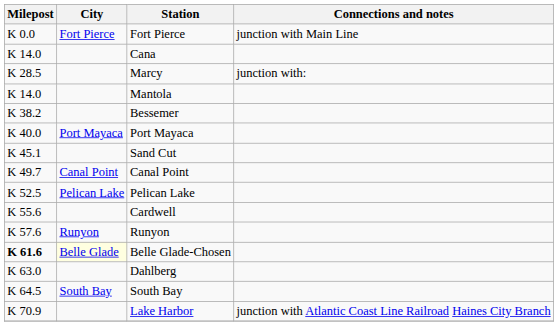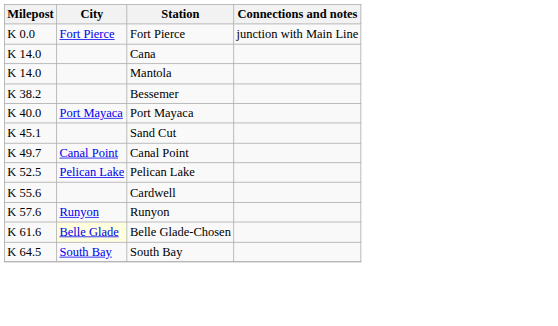- row: (146, 73)
(25, 251) bold -> (24, 232) normal
- row: (153, 271)
- row: (162, 311)
